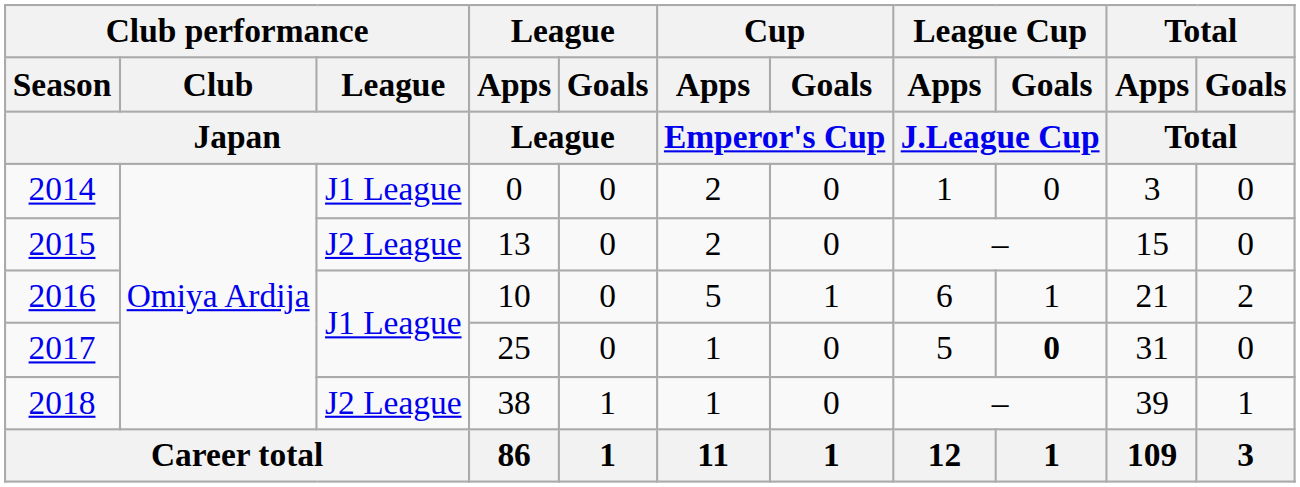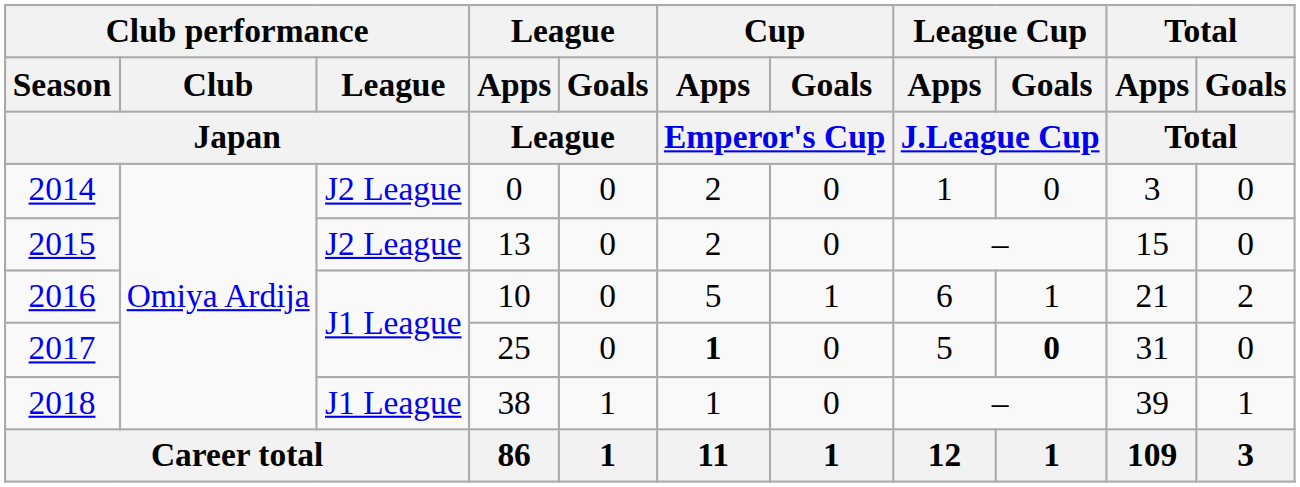(393, 190) J1 League -> (393, 190) J2 League
(713, 349) normal -> (713, 349) bold
(393, 402) J2 League -> (393, 402) J1 League
